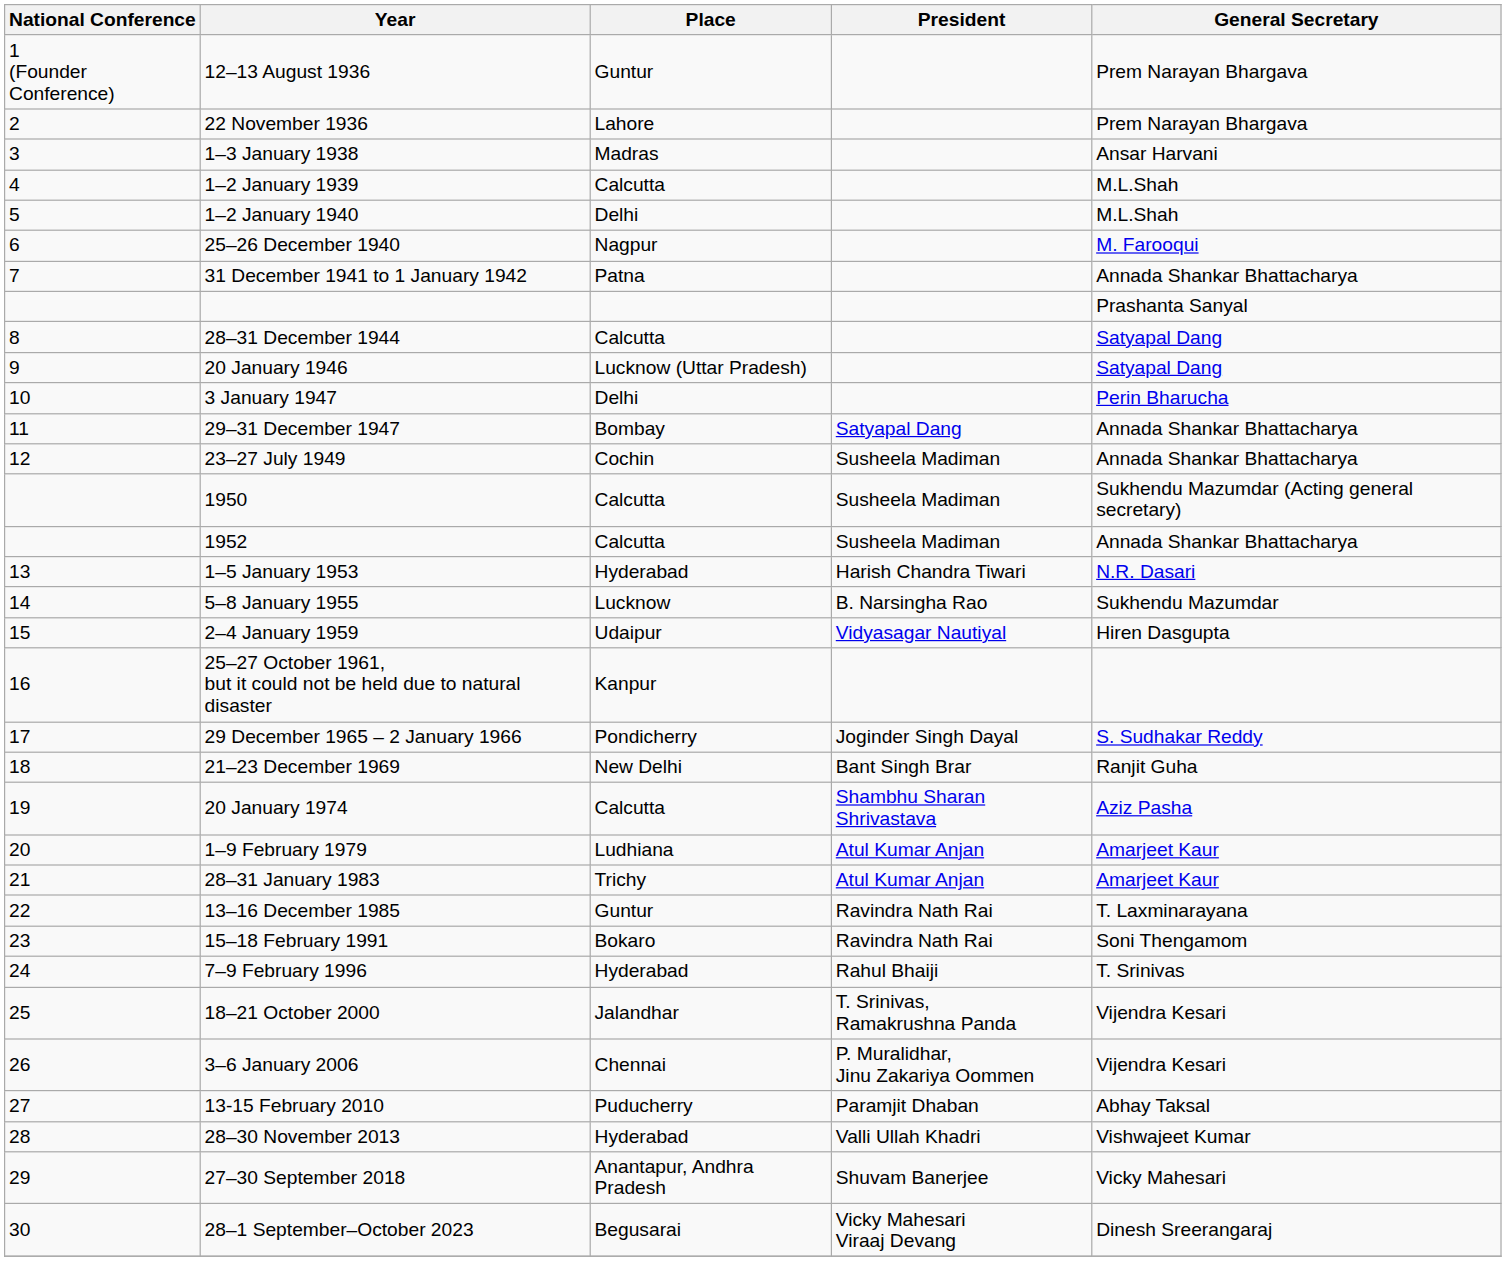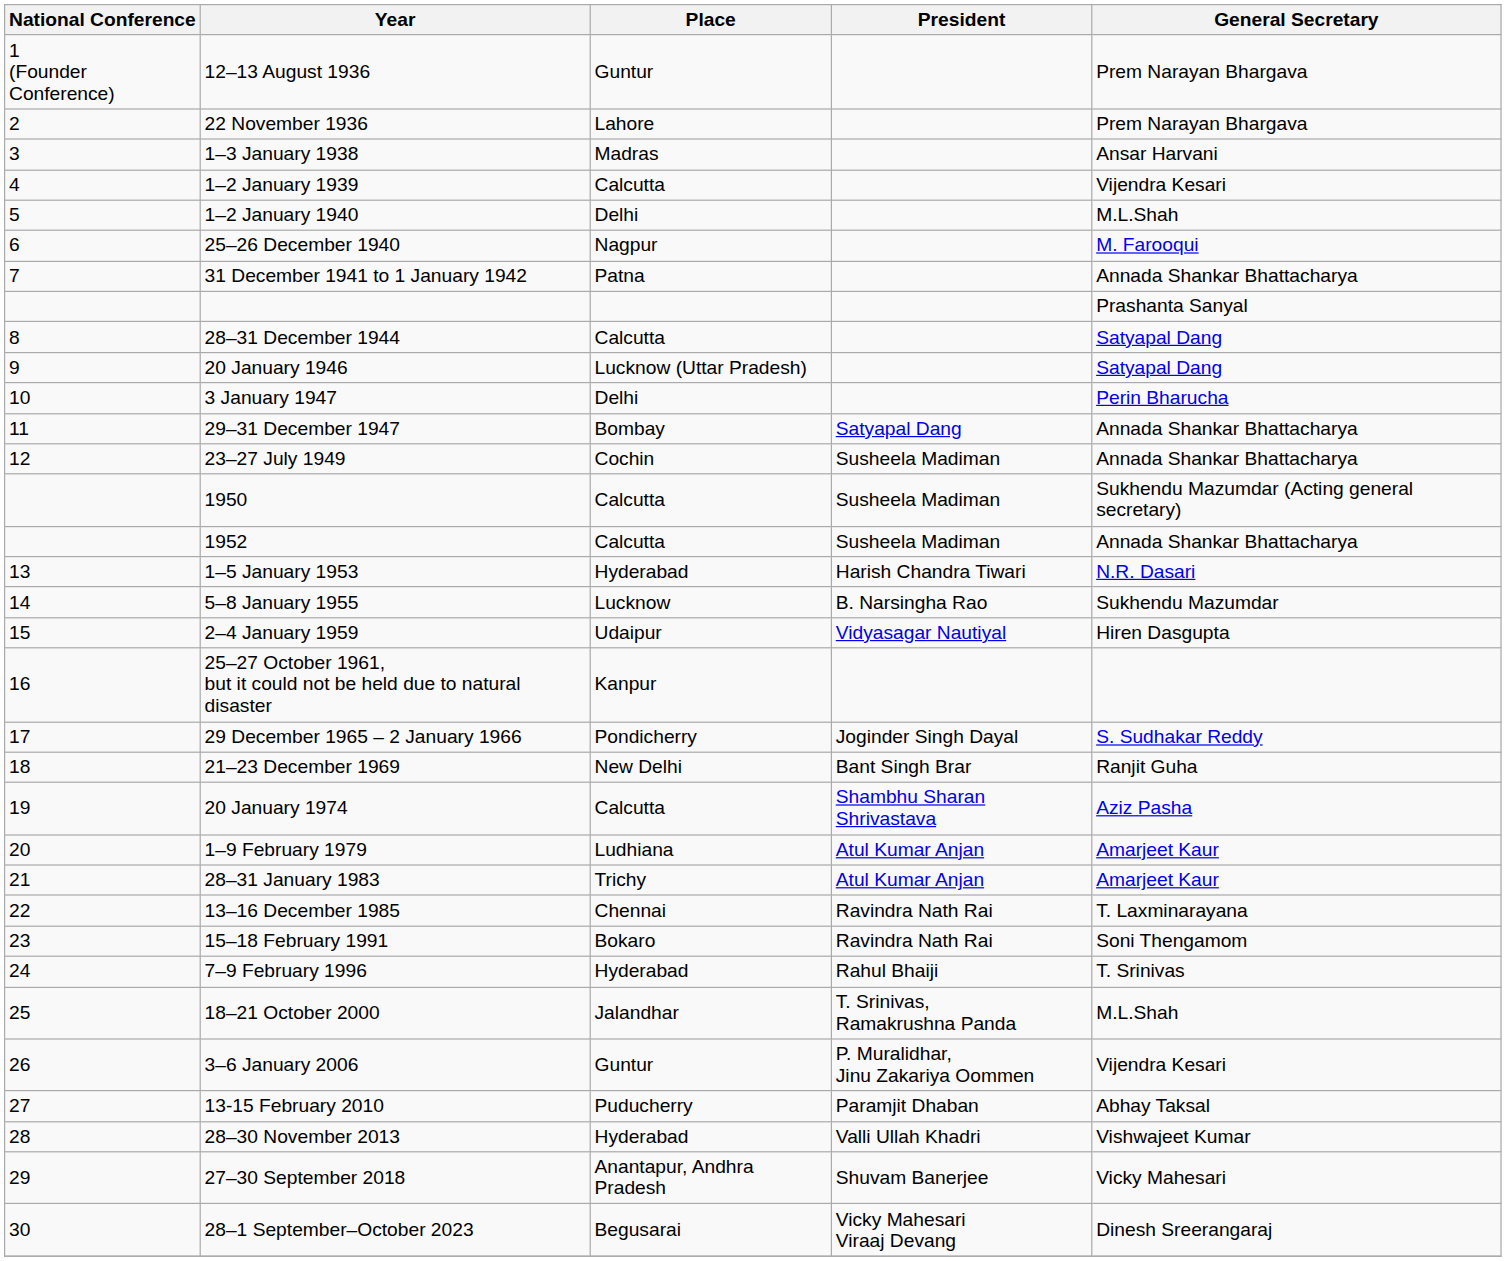(1137, 184) M.L.Shah -> (1161, 184) Vijendra Kesari
(624, 910) Guntur -> (630, 910) Chennai
(1161, 1012) Vijendra Kesari -> (1137, 1012) M.L.Shah
(630, 1064) Chennai -> (624, 1064) Guntur
